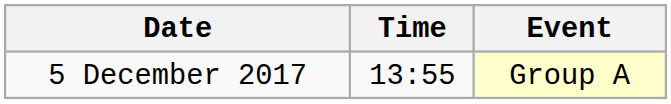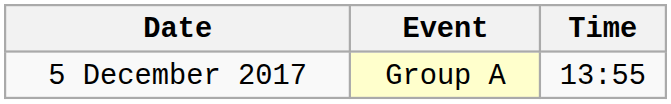columns swapped: (412, 29) <-> (570, 29)
